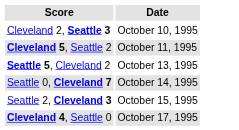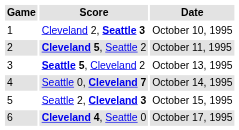+ column: (21, 12)
